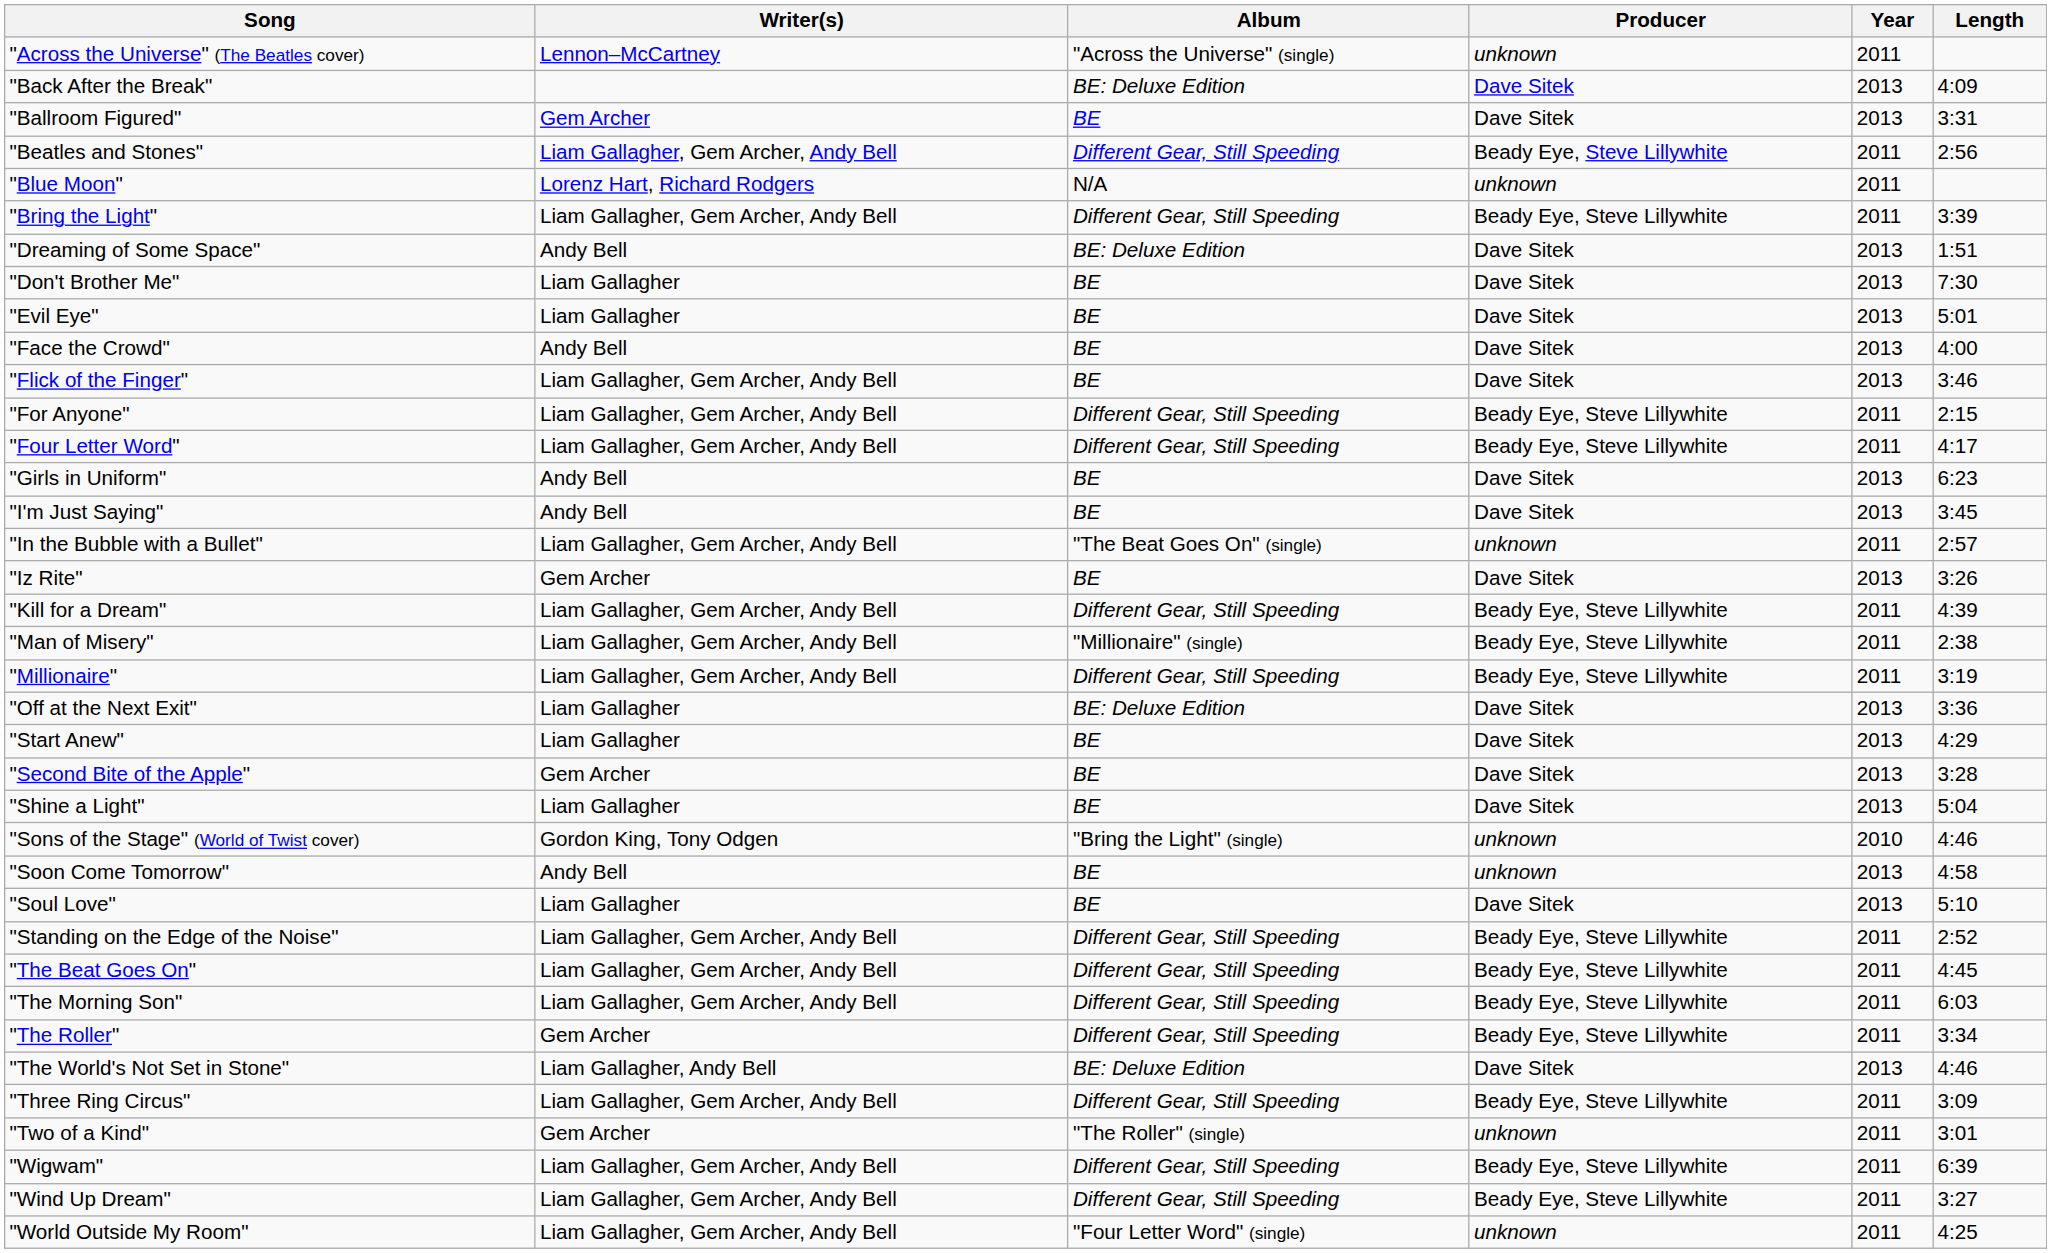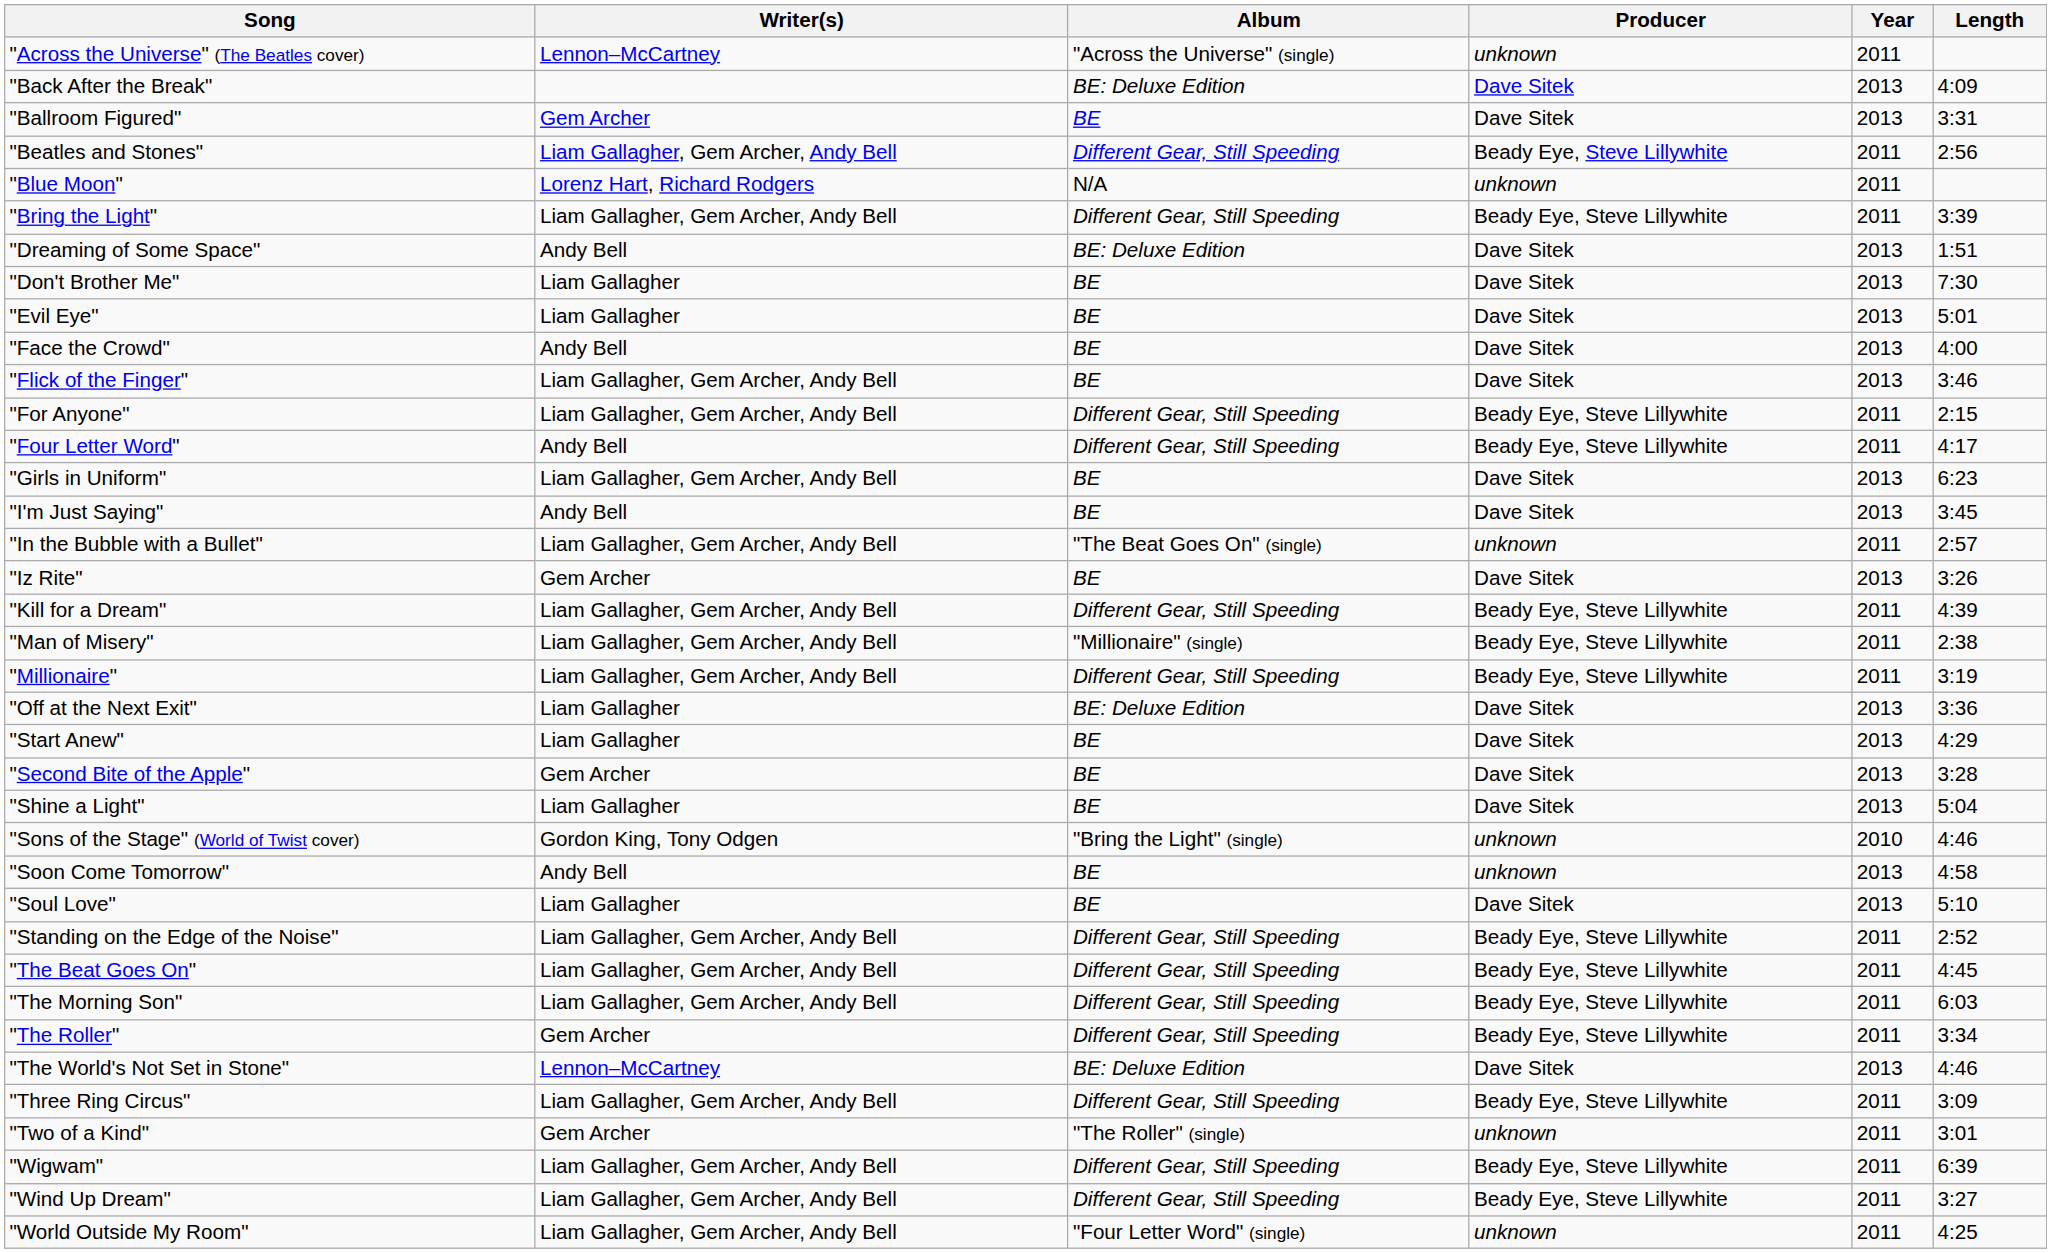(718, 446) Liam Gallagher, Gem Archer, Andy Bell -> (584, 446) Andy Bell
(584, 479) Andy Bell -> (718, 479) Liam Gallagher, Gem Archer, Andy Bell
(658, 1068) Liam Gallagher, Andy Bell -> (630, 1068) Lennon–McCartney
